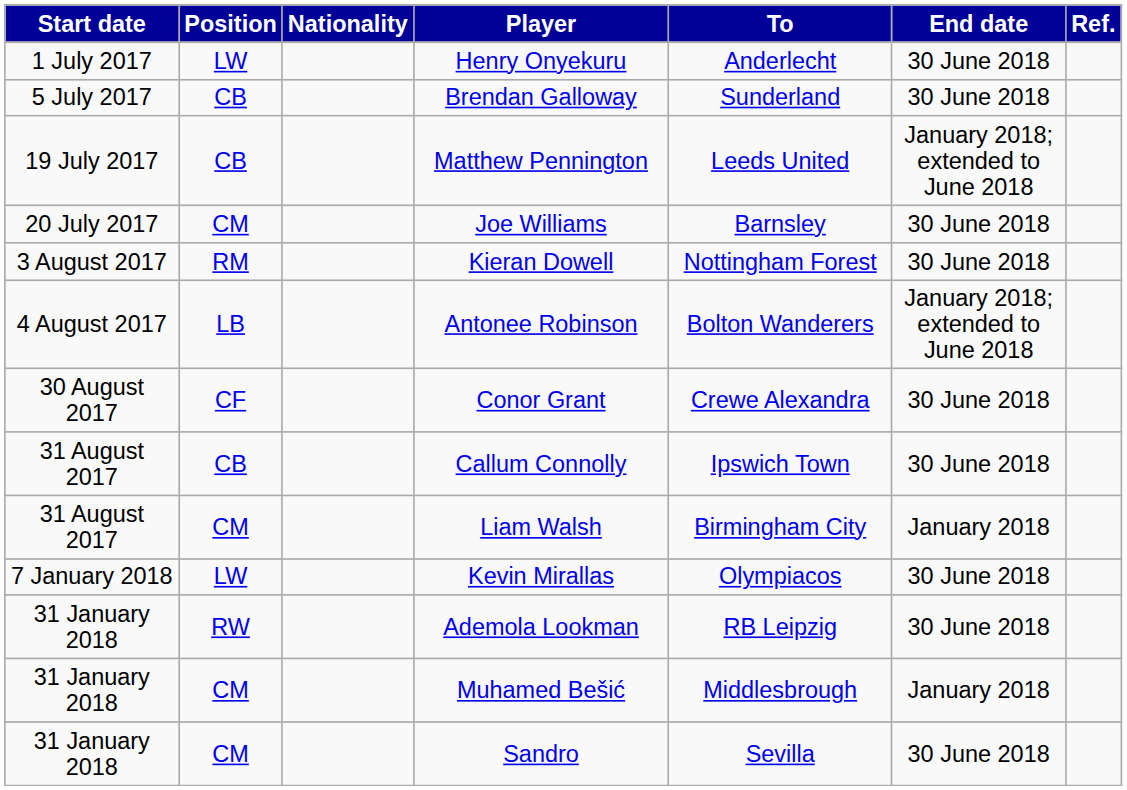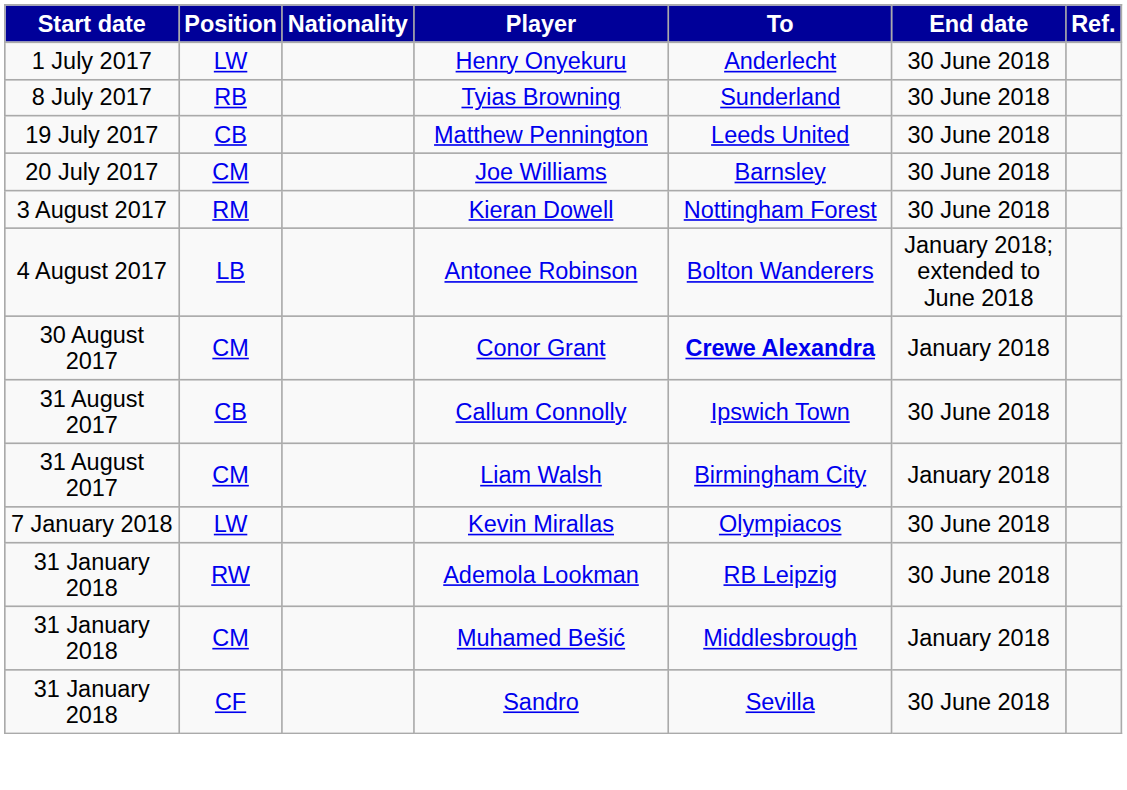- row: (541, 98)
+ row: (541, 98)
(979, 161) January 2018; extended to June 2018 -> (979, 135) 30 June 2018
(231, 401) CF -> (231, 349) CM
(780, 401) normal -> (780, 349) bold
(979, 401) 30 June 2018 -> (979, 349) January 2018
(231, 754) CM -> (231, 701) CF
